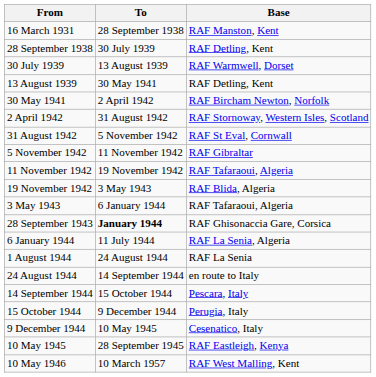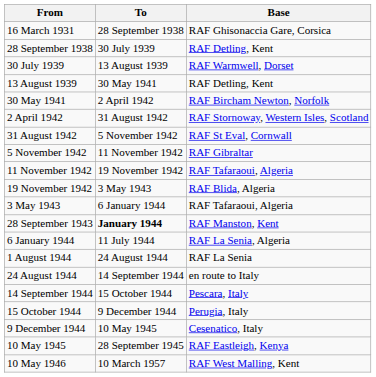(234, 30) RAF Manston, Kent -> (260, 30) RAF Ghisonaccia Gare, Corsica
(260, 223) RAF Ghisonaccia Gare, Corsica -> (234, 223) RAF Manston, Kent
